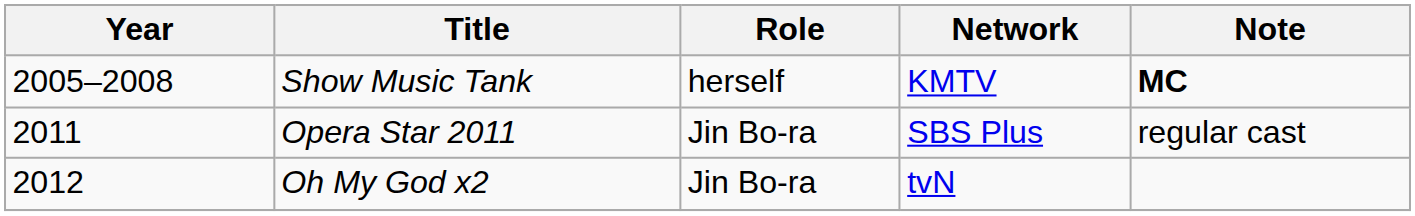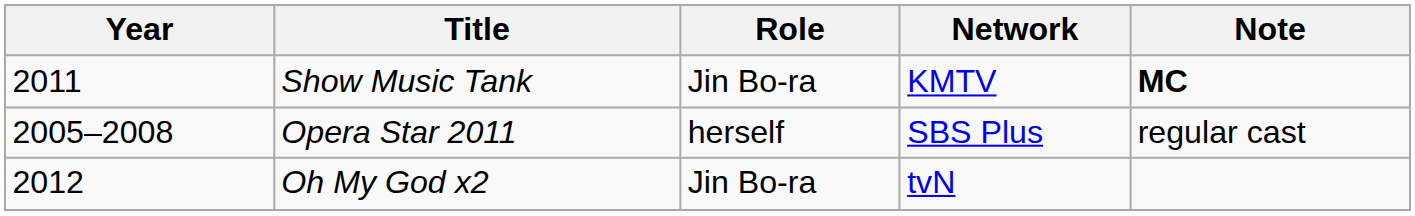(93, 81) 2005–2008 -> (47, 81) 2011
(736, 81) herself -> (752, 81) Jin Bo-ra
(47, 132) 2011 -> (93, 132) 2005–2008
(752, 132) Jin Bo-ra -> (736, 132) herself
